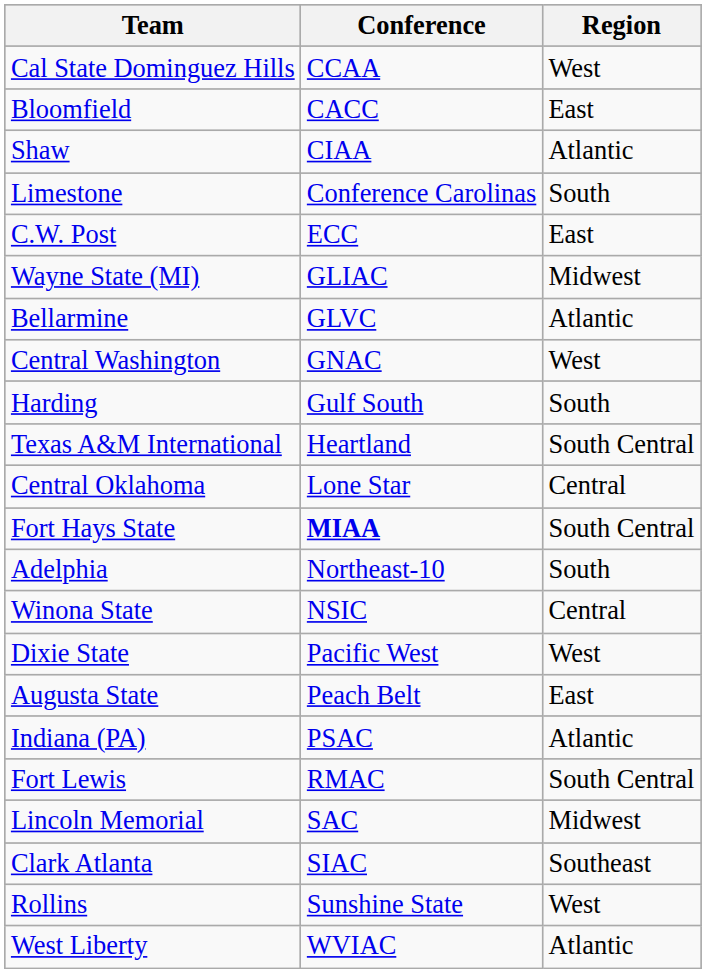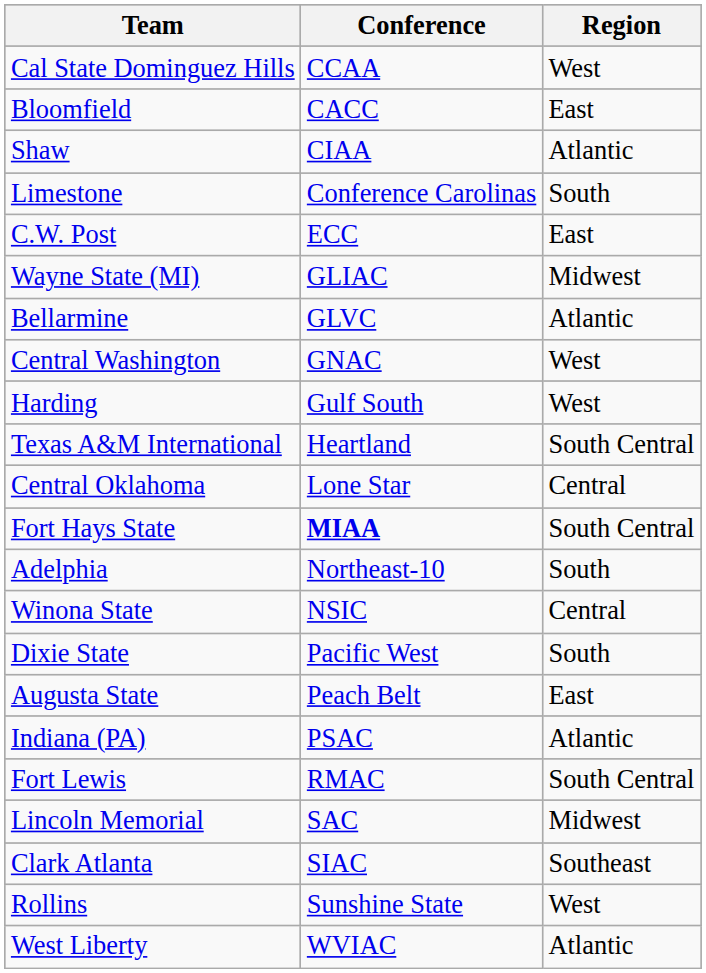(579, 402) South -> (575, 402) West
(575, 653) West -> (579, 653) South
